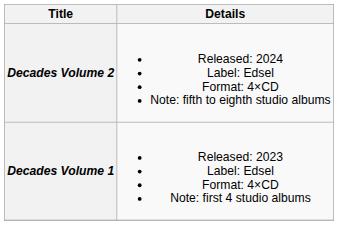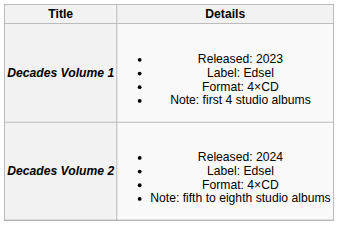rows swapped: (61, 171) <-> (61, 72)
